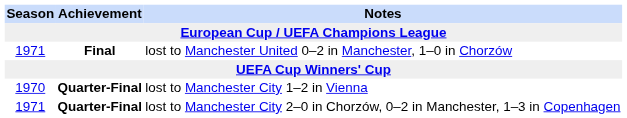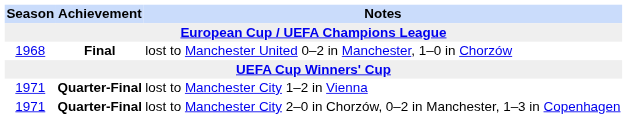(30, 50) 1971 -> (30, 50) 1968
(30, 87) 1970 -> (30, 87) 1971
